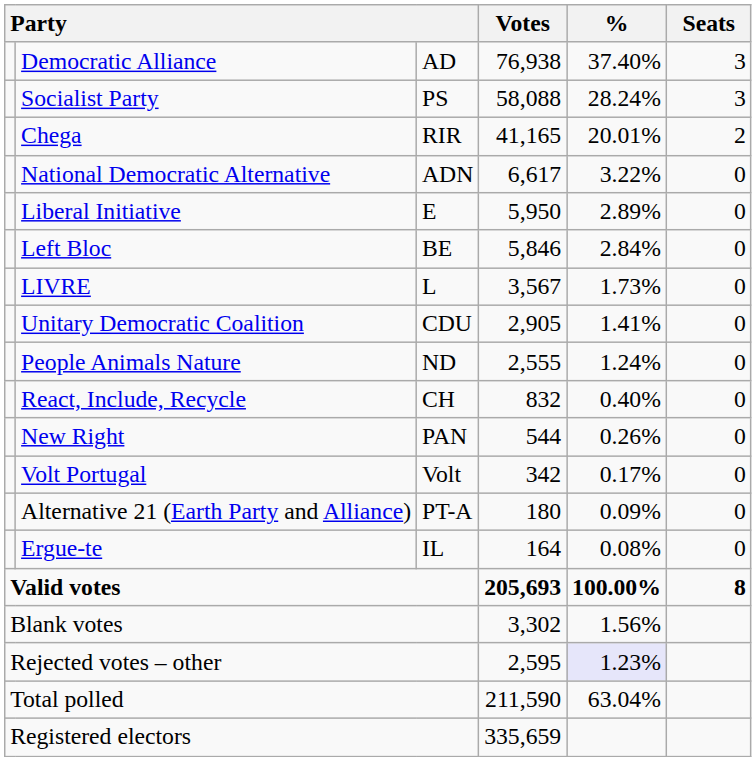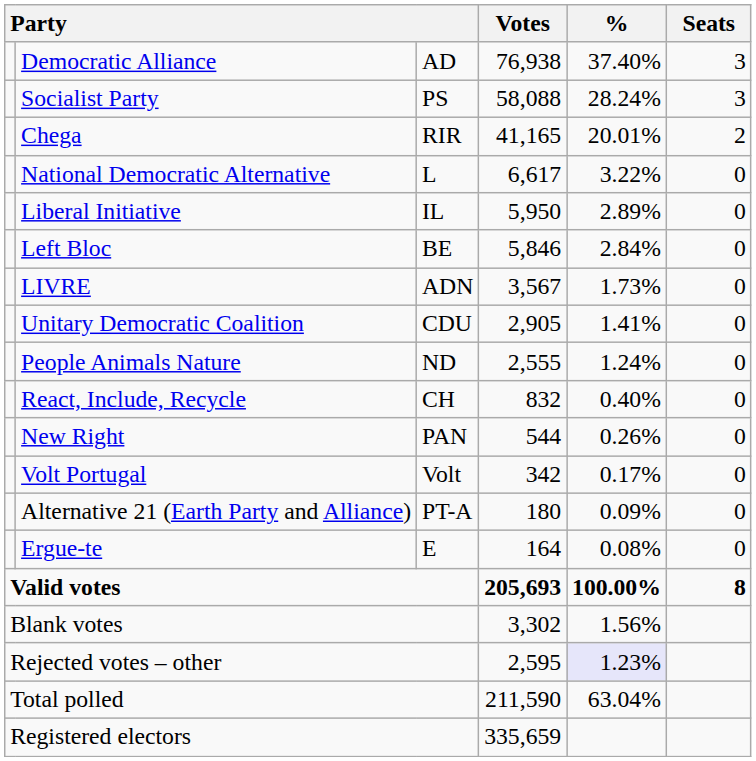(448, 173) ADN -> (429, 173) L
(429, 211) E -> (433, 211) IL
(429, 286) L -> (448, 286) ADN
(433, 549) IL -> (429, 549) E
